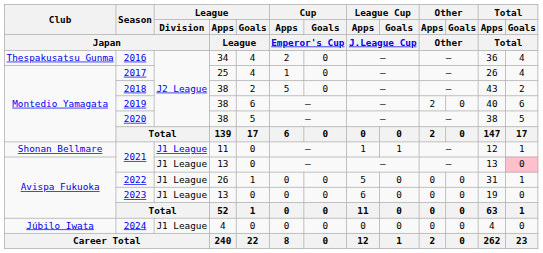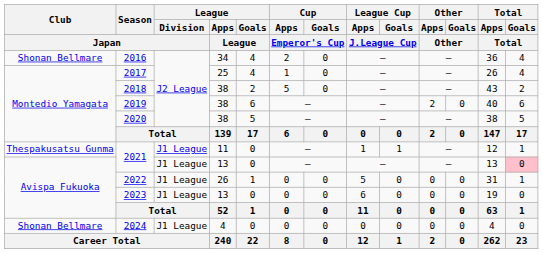(60, 58) Thespakusatsu Gunma -> (60, 58) Shonan Bellmare
(60, 149) Shonan Bellmare -> (60, 149) Thespakusatsu Gunma
(60, 226) Júbilo Iwata -> (60, 226) Shonan Bellmare
